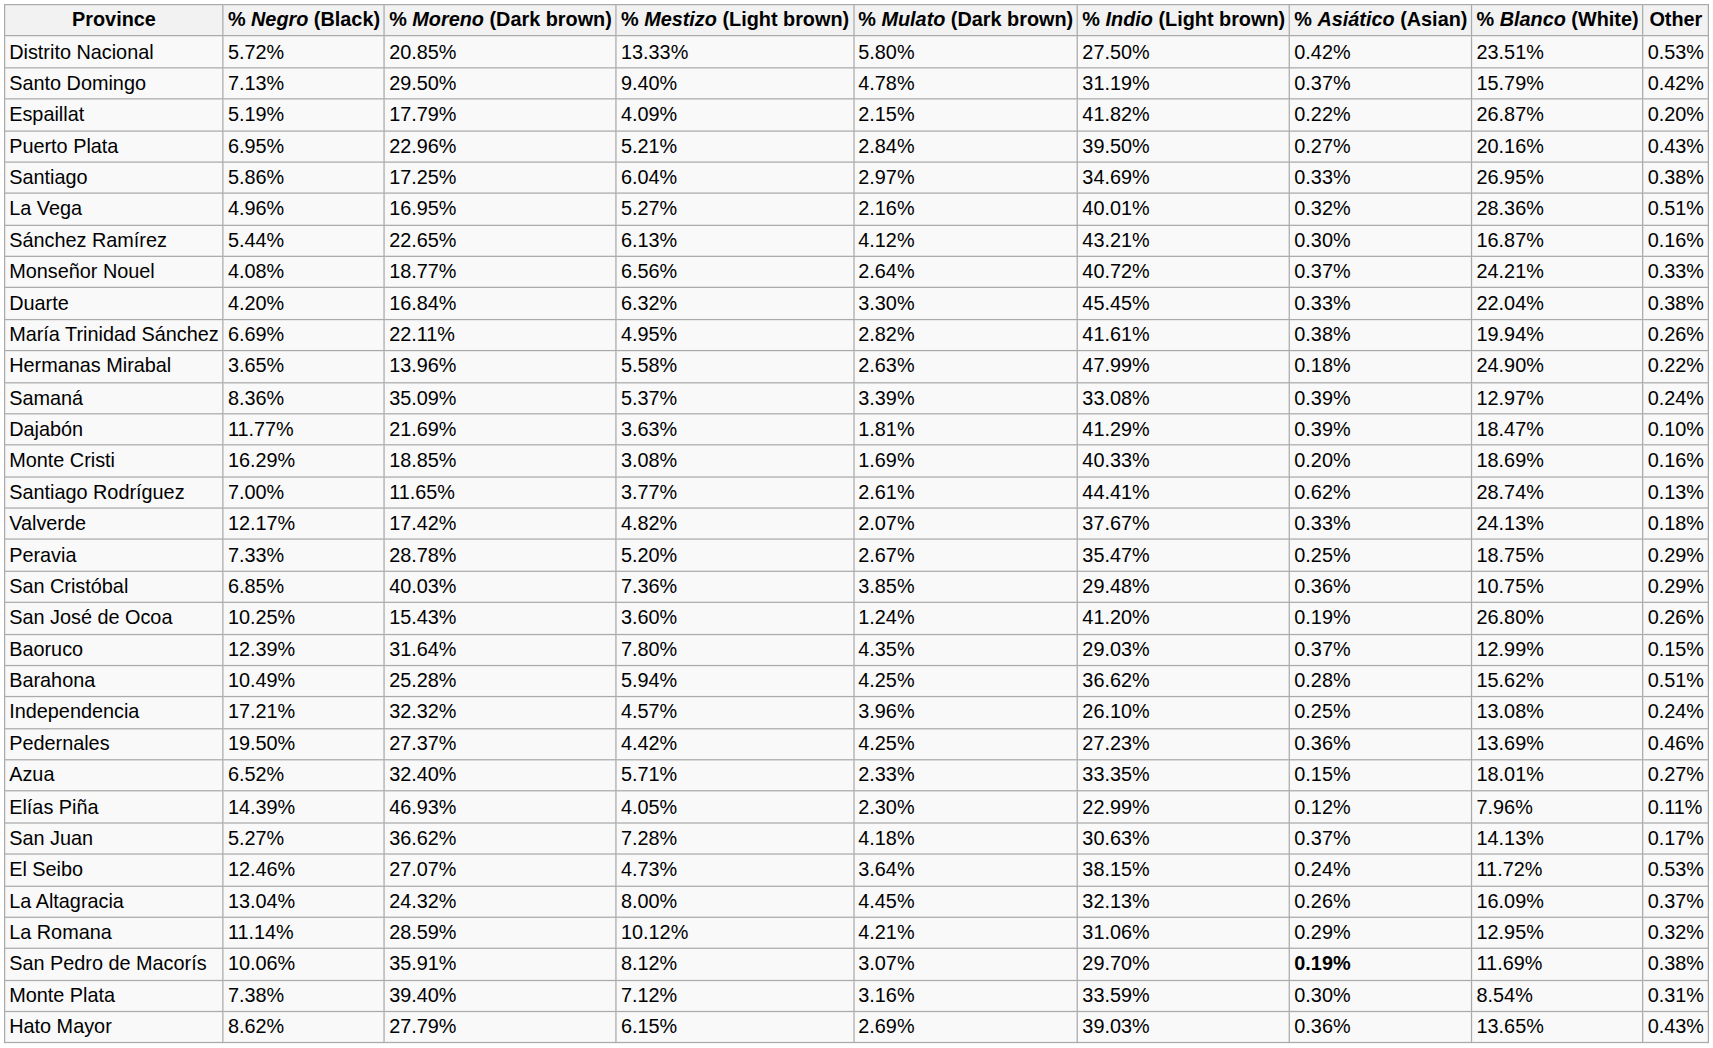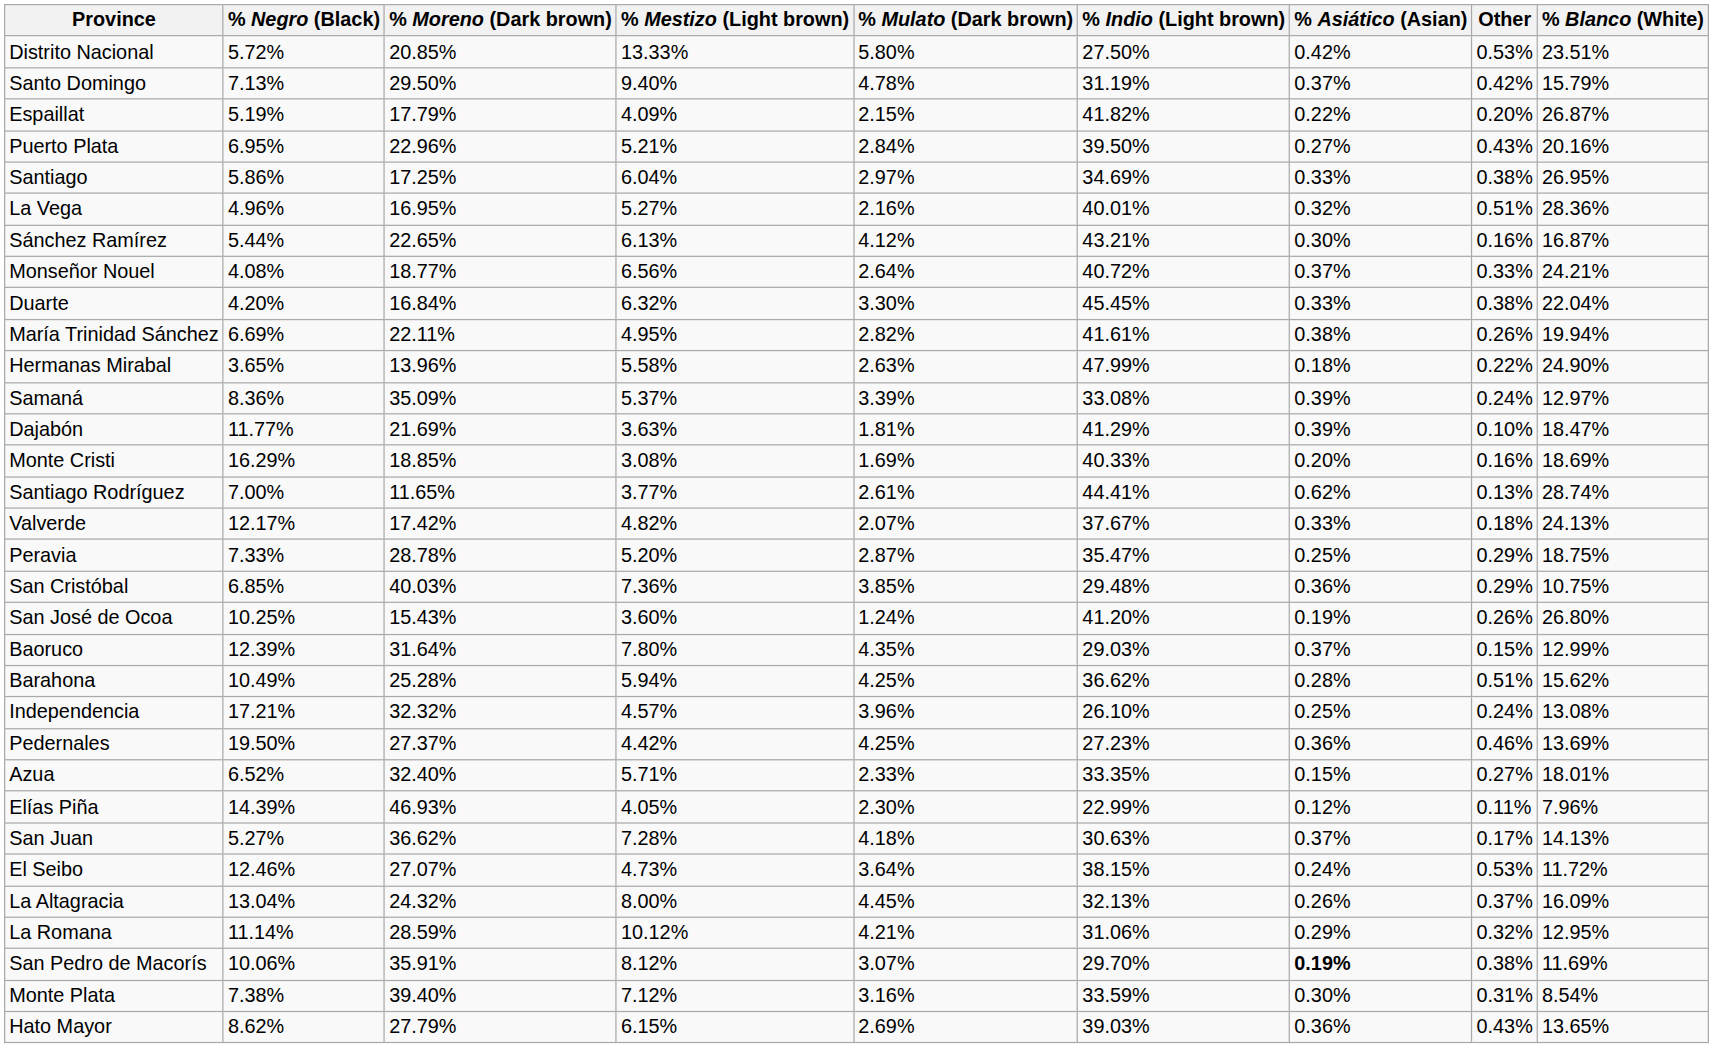columns swapped: (1558, 20) <-> (1676, 20)
(886, 555) 2.67% -> (886, 555) 2.87%
